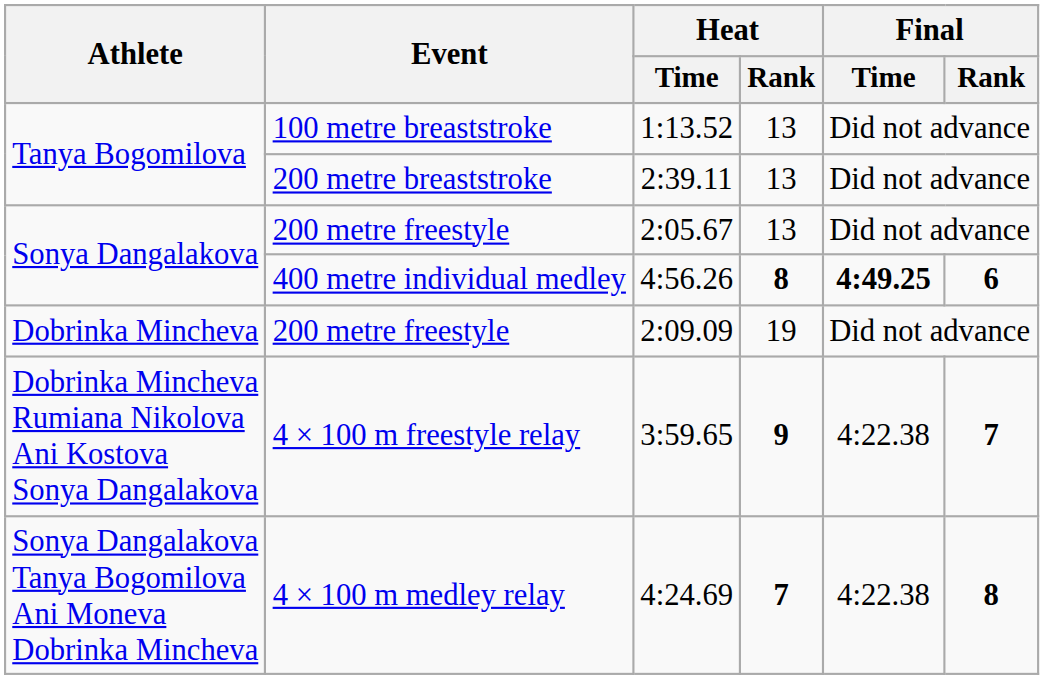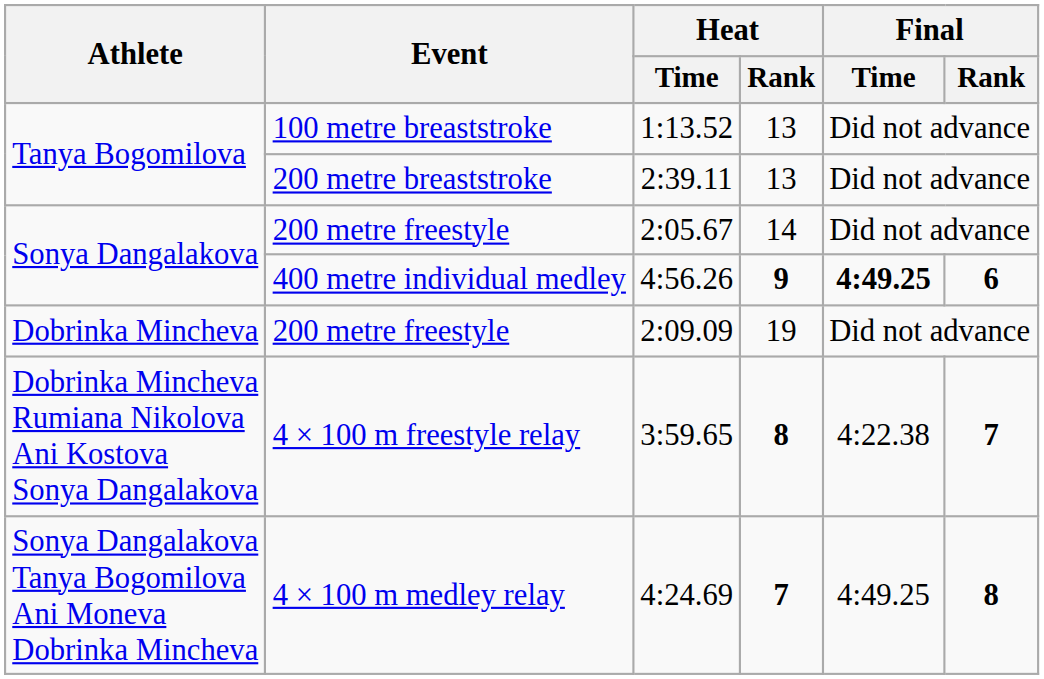(781, 229) 13 -> (781, 229) 14
(781, 280) 8 -> (781, 280) 9
(781, 435) 9 -> (781, 435) 8
(884, 595) 4:22.38 -> (884, 595) 4:49.25
